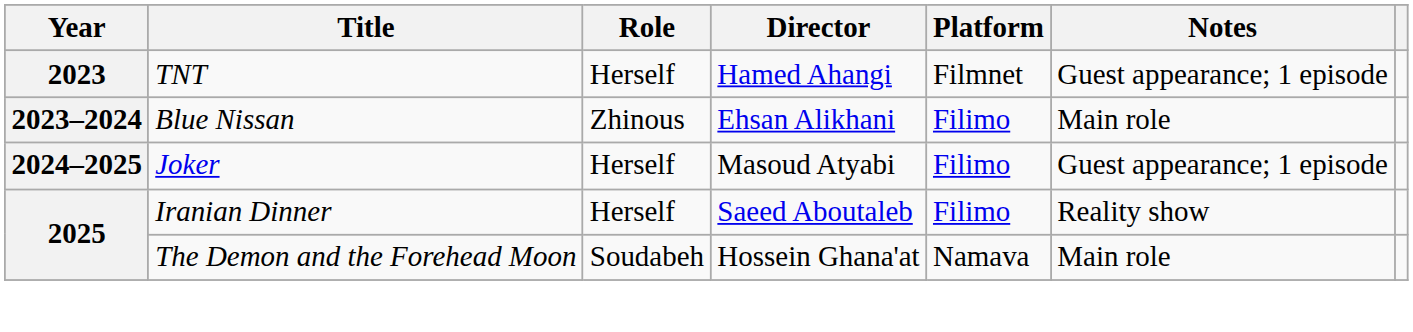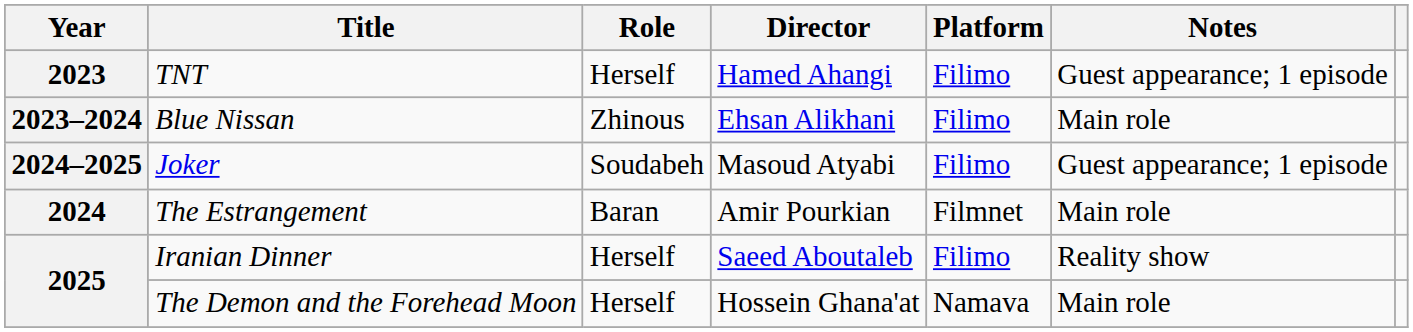(978, 73) Filmnet -> (972, 73) Filimo
(632, 165) Herself -> (647, 165) Soudabeh
+ row: (261, 211)
(647, 257) Soudabeh -> (632, 303) Herself
